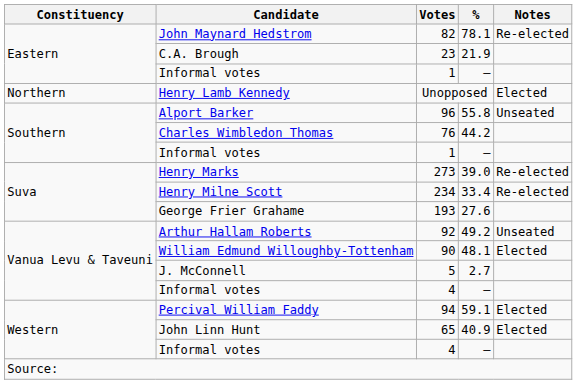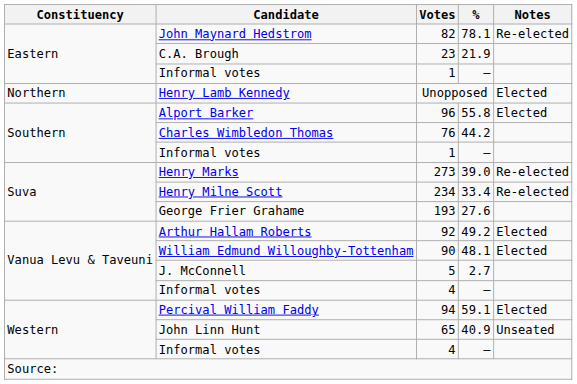(525, 113) Unseated -> (522, 113) Elected
(525, 231) Unseated -> (522, 231) Elected
(522, 330) Elected -> (525, 330) Unseated
